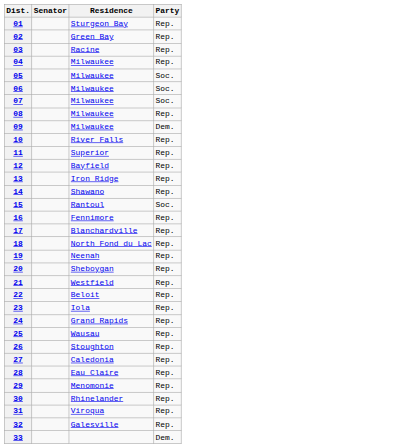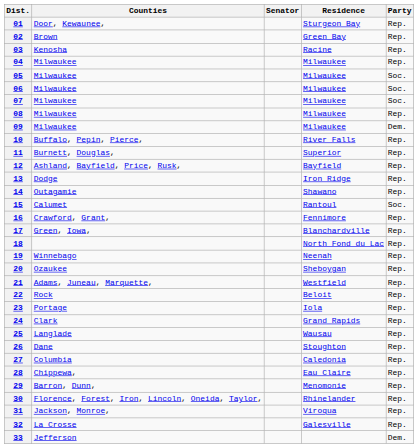+ column: (148, 11)
